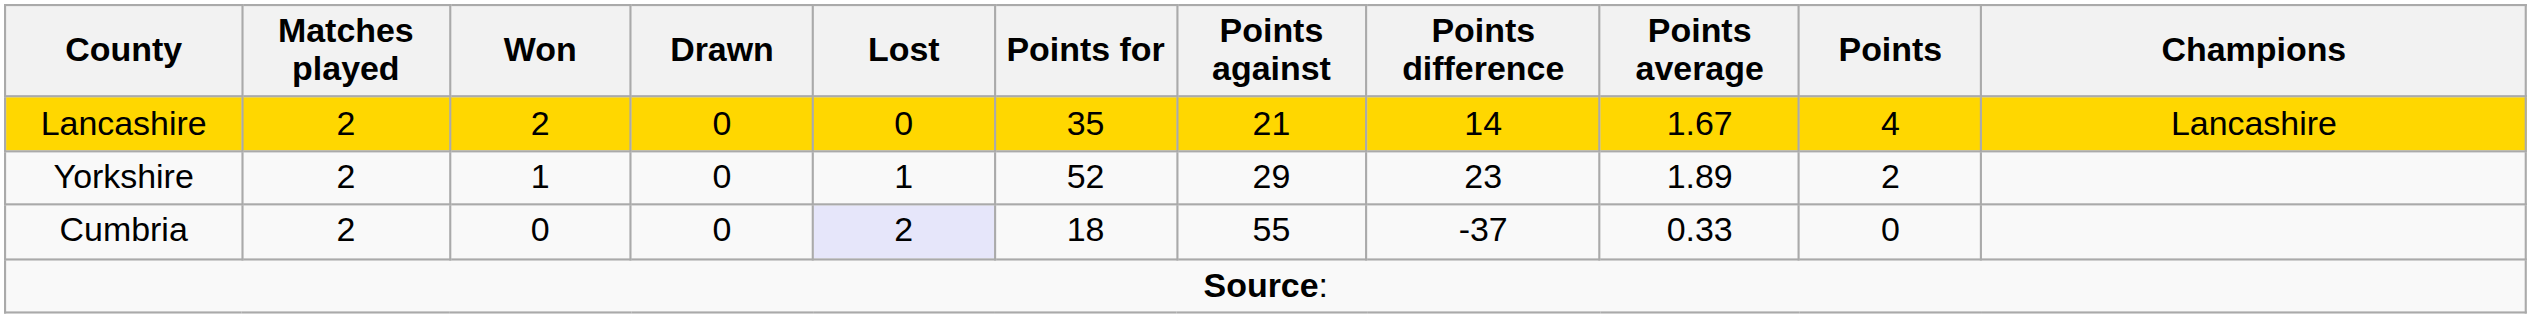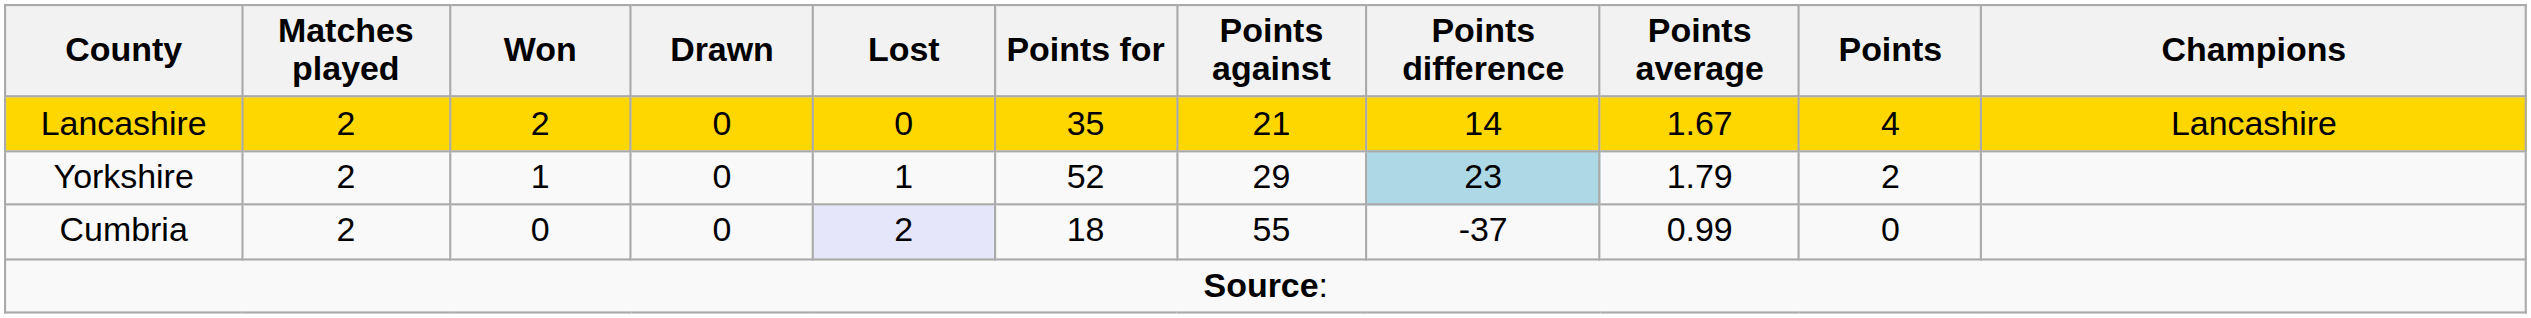(1483, 177) no background -> (1483, 177) lightblue background
(1700, 177) 1.89 -> (1700, 177) 1.79
(1700, 230) 0.33 -> (1700, 230) 0.99
